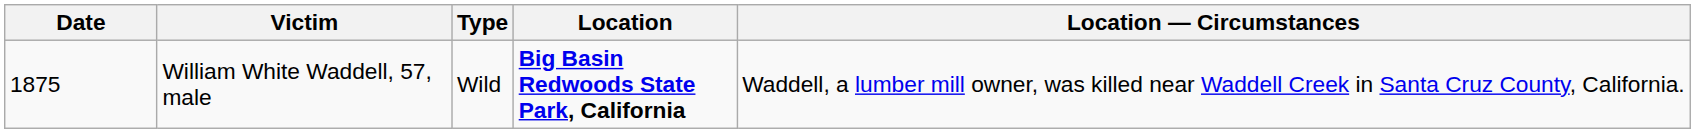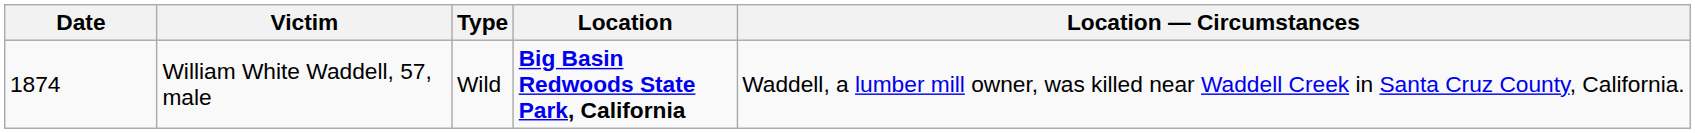(35, 84) 1875 -> (35, 84) 1874
